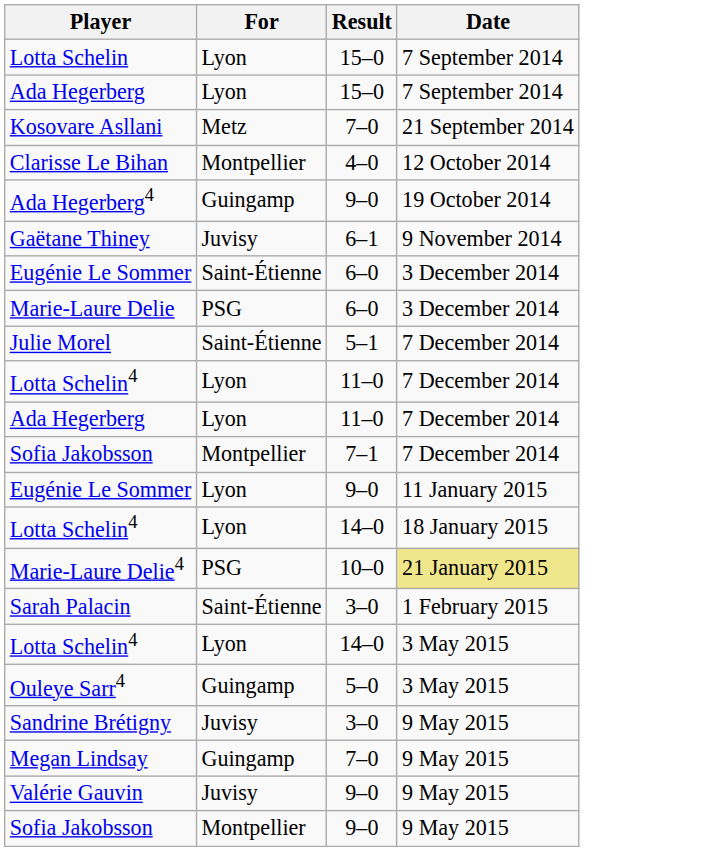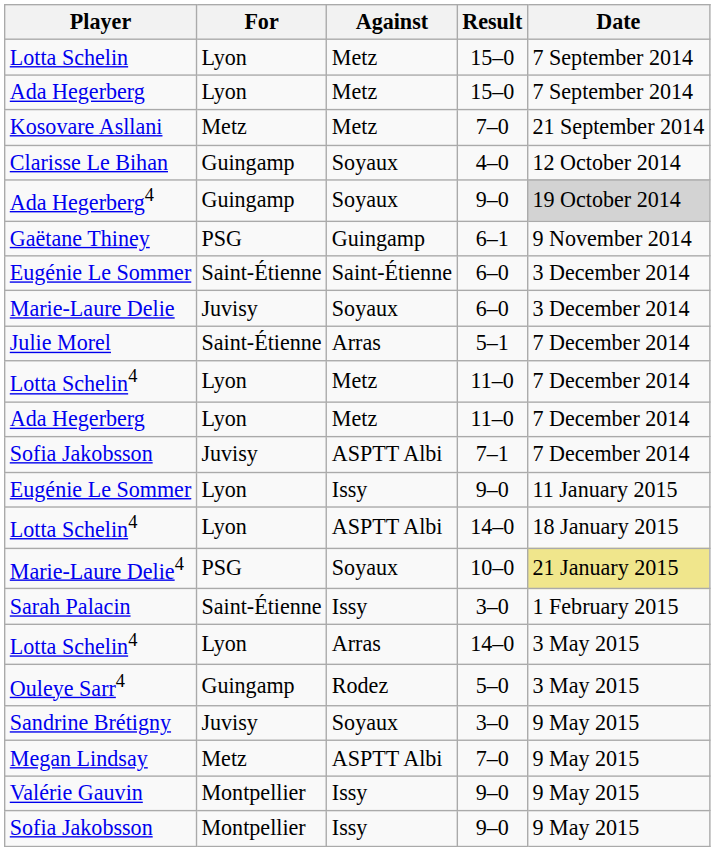+ column: (392, 22)
(254, 162) Montpellier -> (248, 162) Guingamp
(476, 200) no background -> (607, 200) lightgrey background
(230, 238) Juvisy -> (222, 238) PSG
(222, 308) PSG -> (230, 308) Juvisy
(254, 454) Montpellier -> (230, 454) Juvisy
(248, 758) Guingamp -> (224, 758) Metz
(230, 793) Juvisy -> (254, 793) Montpellier
